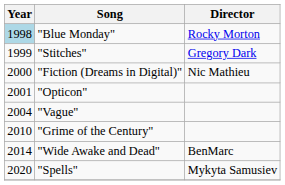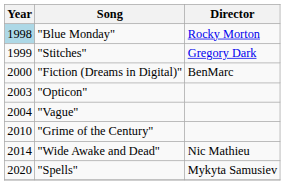(219, 72) Nic Mathieu -> (211, 72) BenMarc
(20, 92) 2001 -> (20, 92) 2003
(211, 151) BenMarc -> (219, 151) Nic Mathieu
